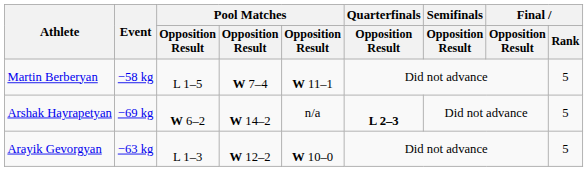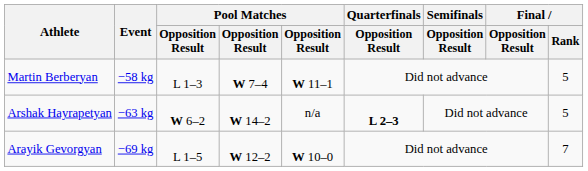(188, 85) L 1–5 -> (188, 85) L 1–3
(136, 113) −69 kg -> (136, 113) −63 kg
(136, 149) −63 kg -> (136, 149) −69 kg
(188, 156) L 1–3 -> (188, 156) L 1–5
(565, 149) 5 -> (565, 149) 7
